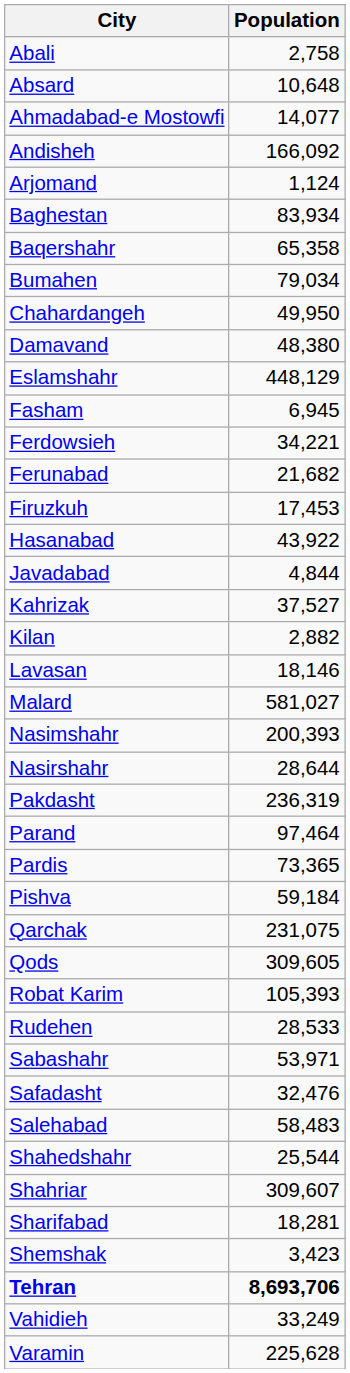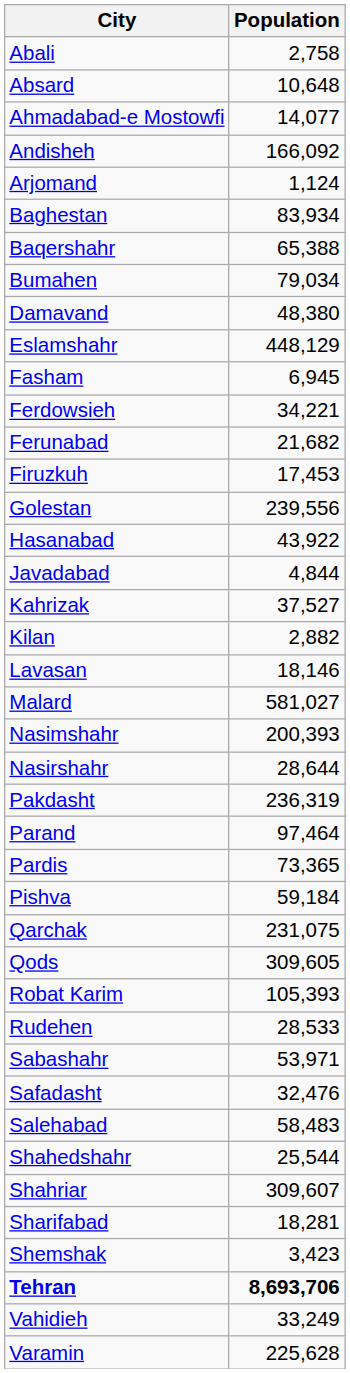(308, 248) 65,358 -> (308, 248) 65,388
- row: (77, 313)
+ row: (50, 507)
